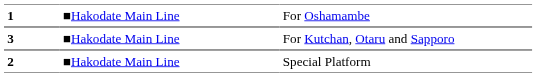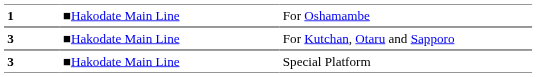(11, 61) 2 -> (11, 61) 3
